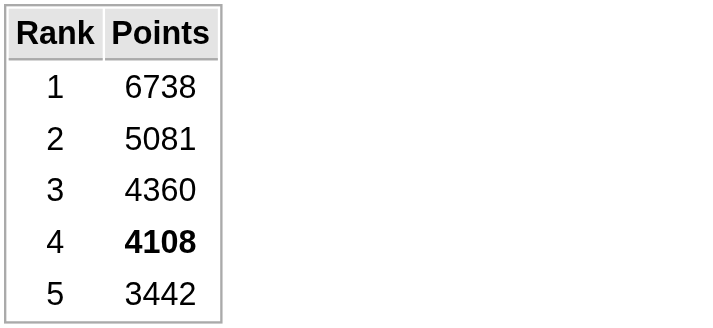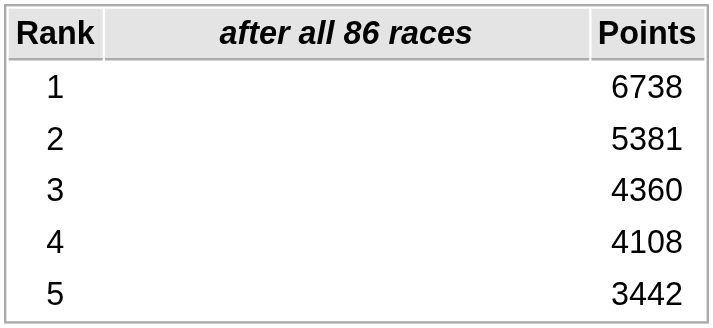+ column: (346, 33)
(161, 139) 5081 -> (647, 139) 5381
(161, 243) bold -> (647, 243) normal
